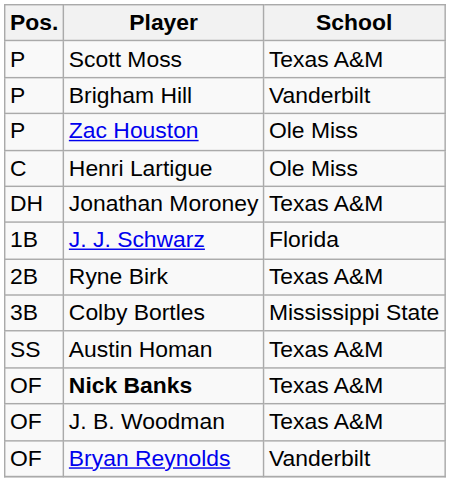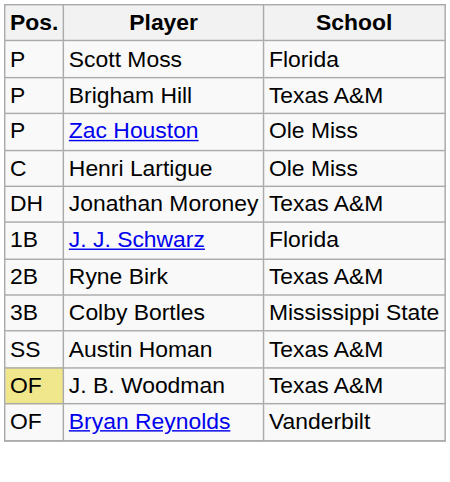(326, 58) Texas A&M -> (304, 58) Florida
(320, 95) Vanderbilt -> (326, 95) Texas A&M
- row: (131, 385)
(26, 421) no background -> (26, 385) khaki background
